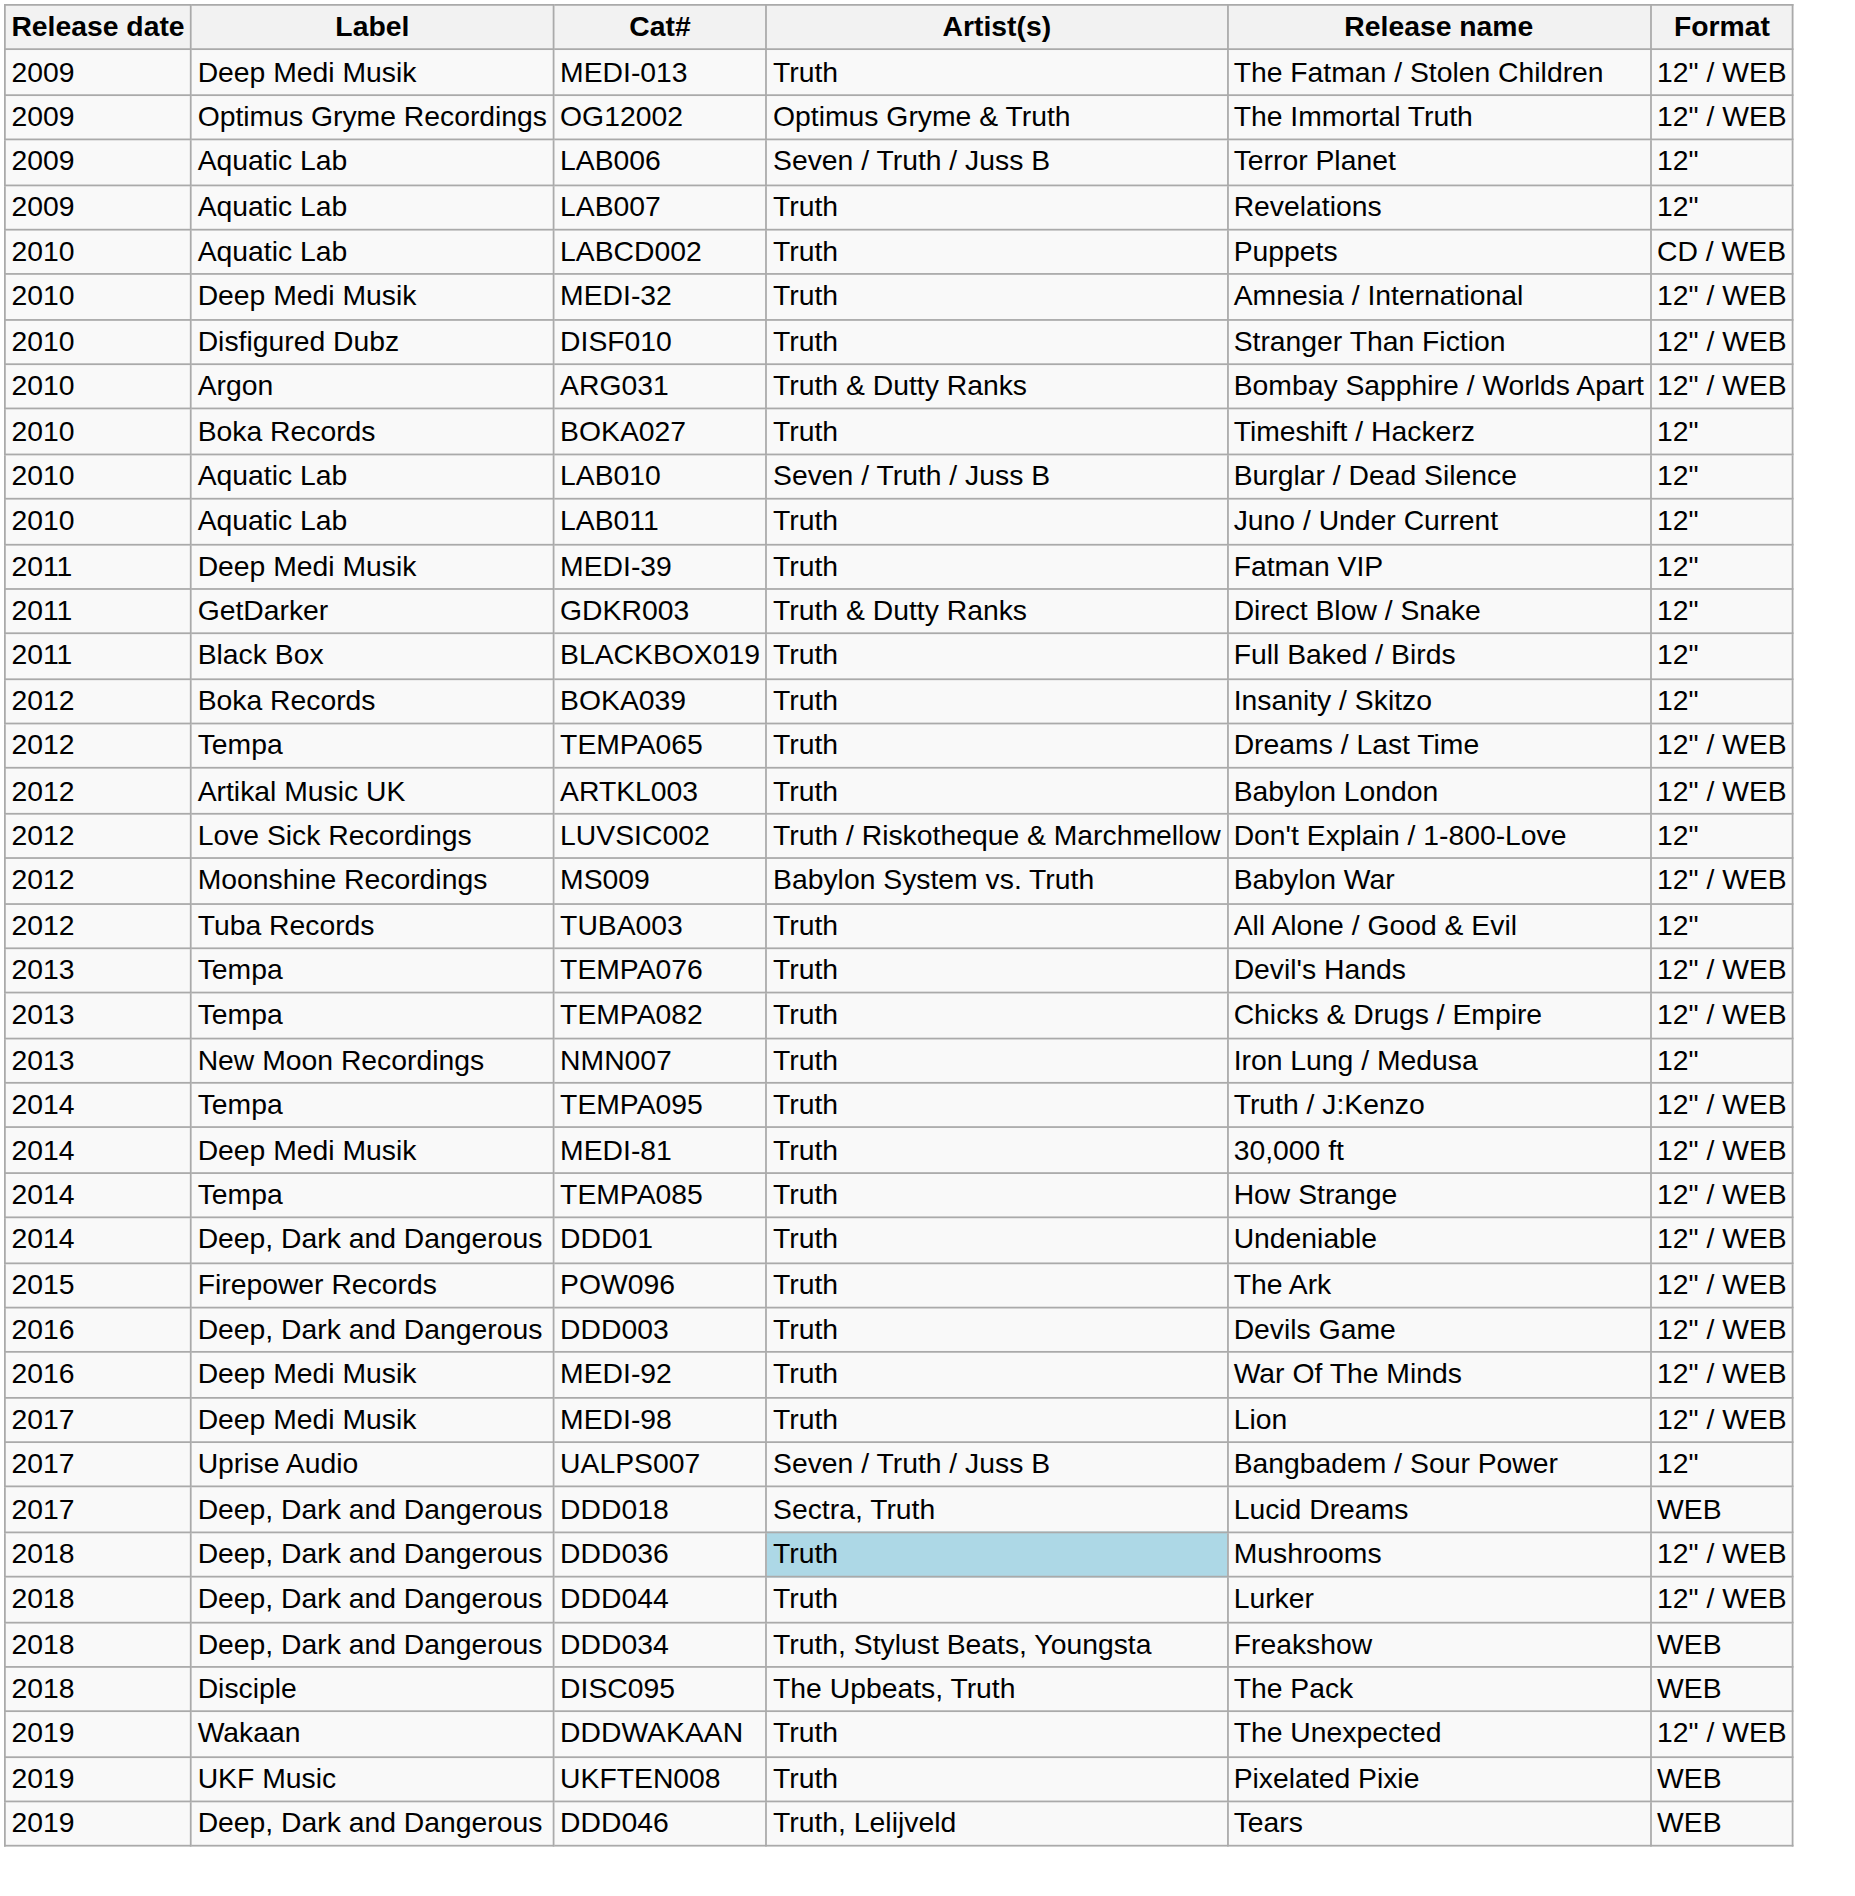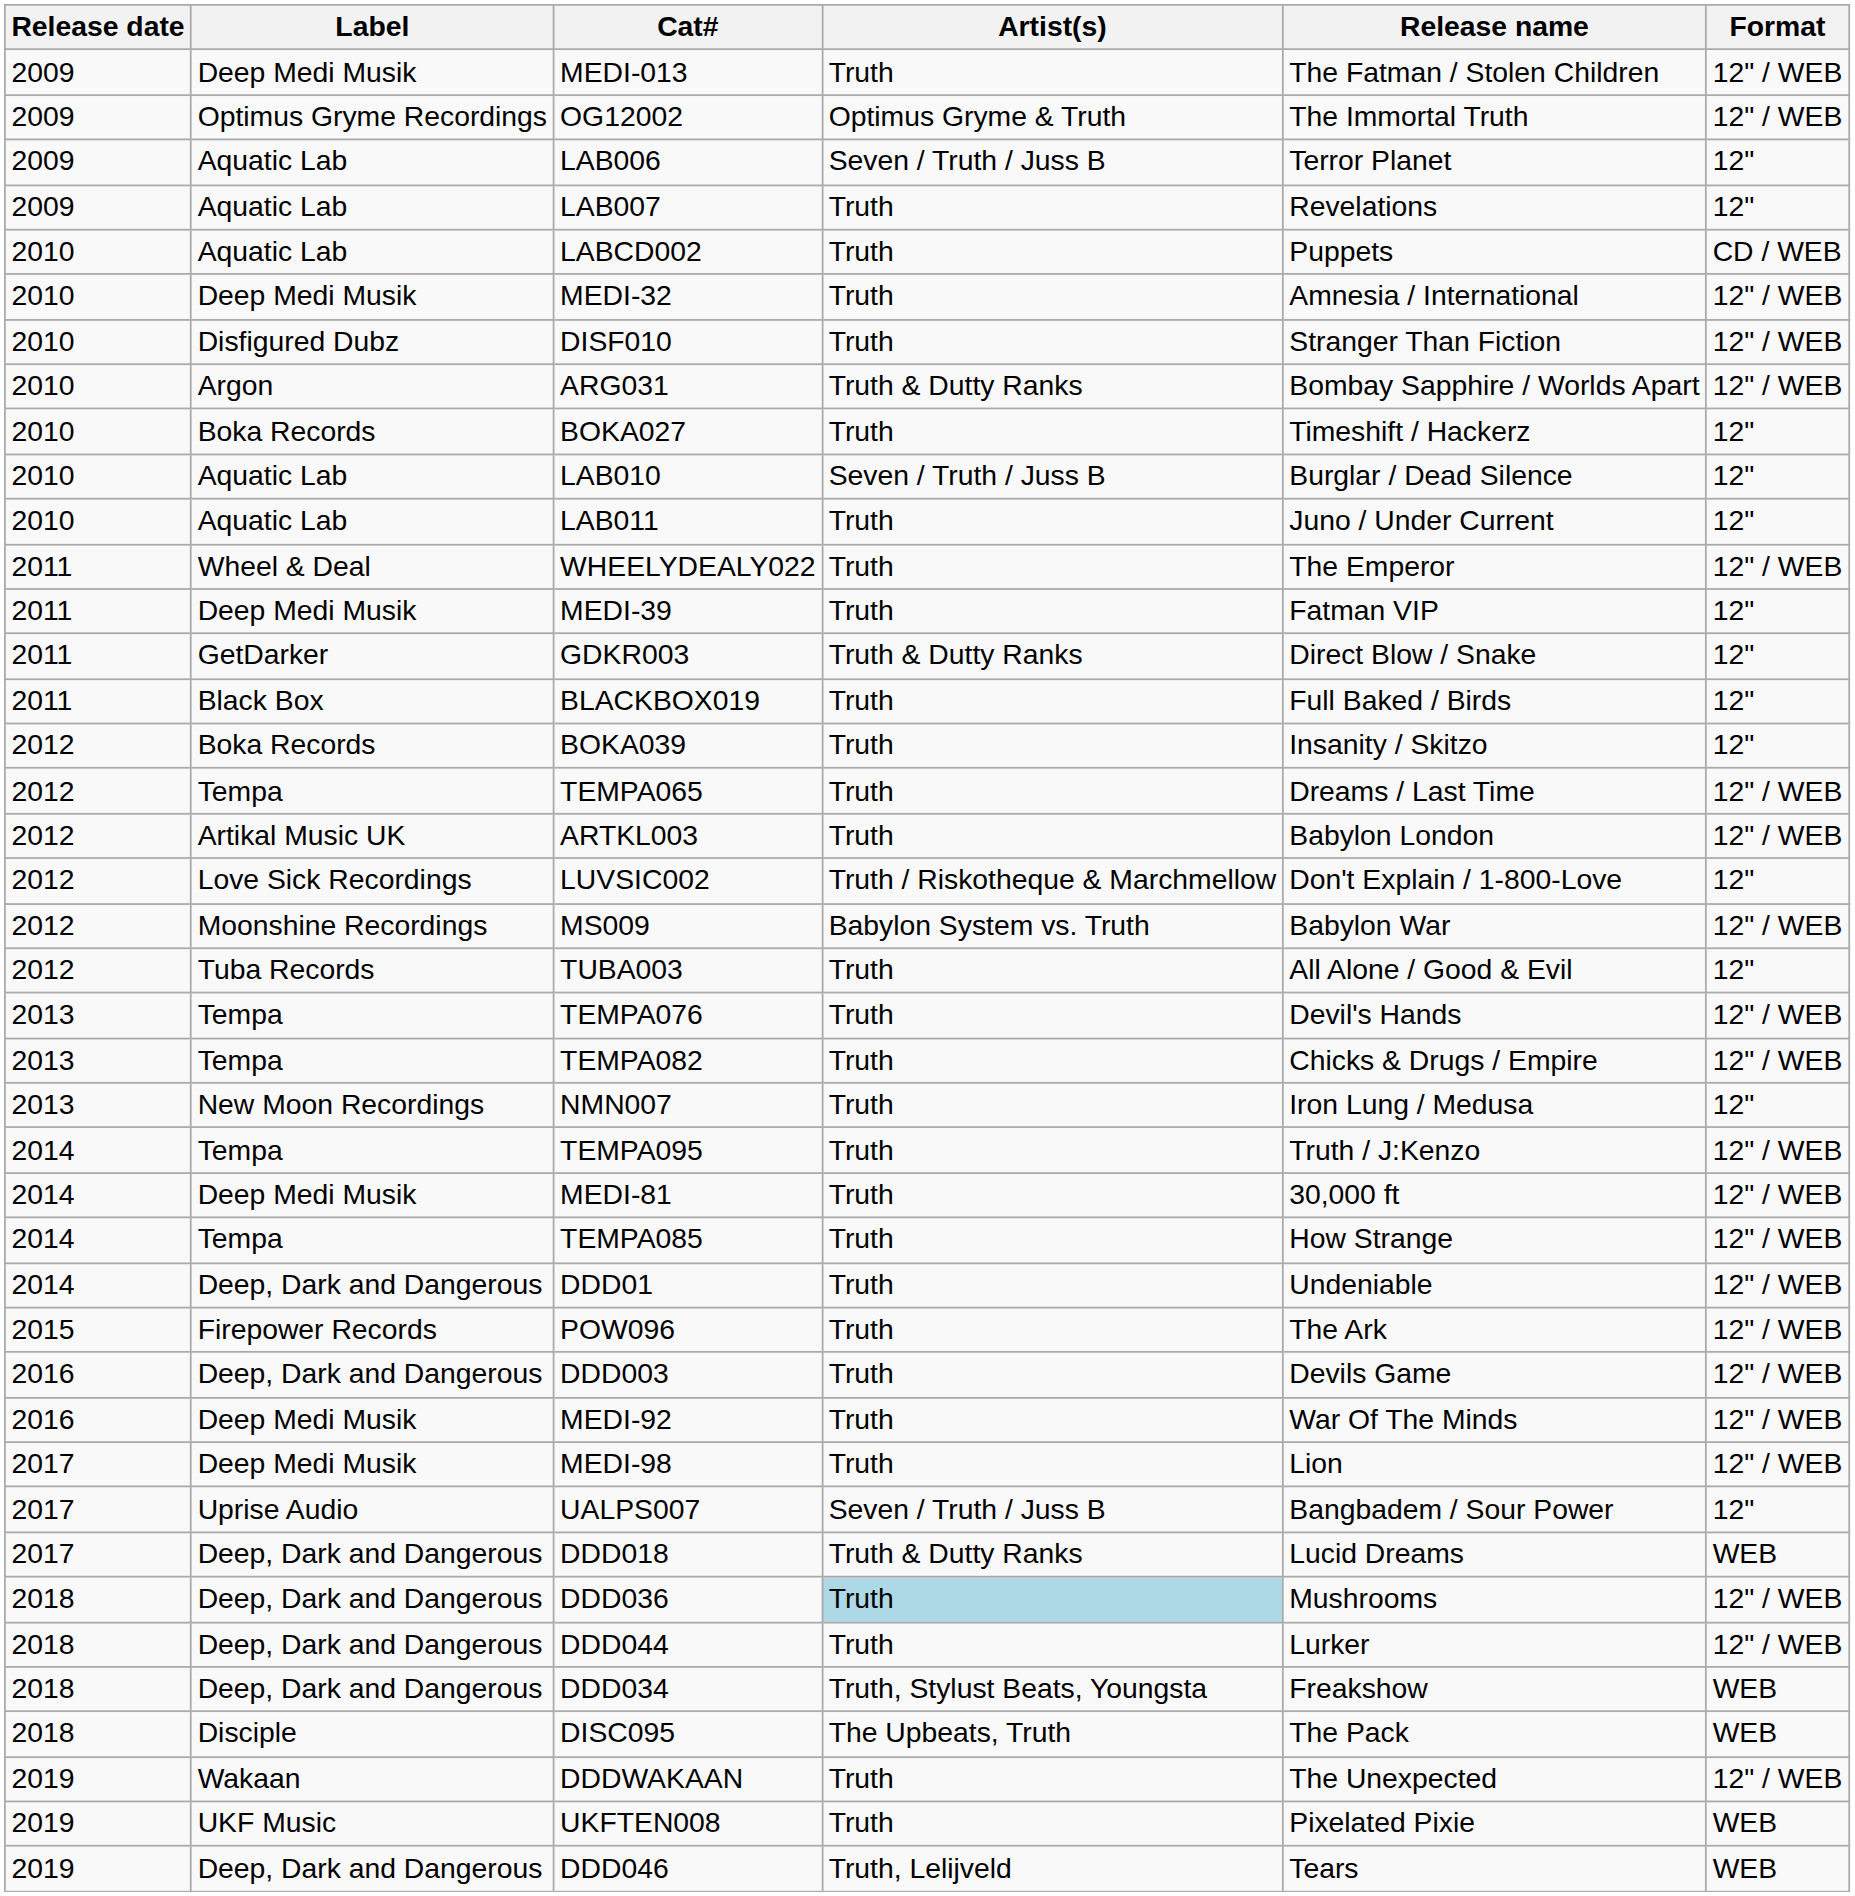+ row: (688, 565)
(854, 1509) Sectra, Truth -> (956, 1554) Truth & Dutty Ranks
